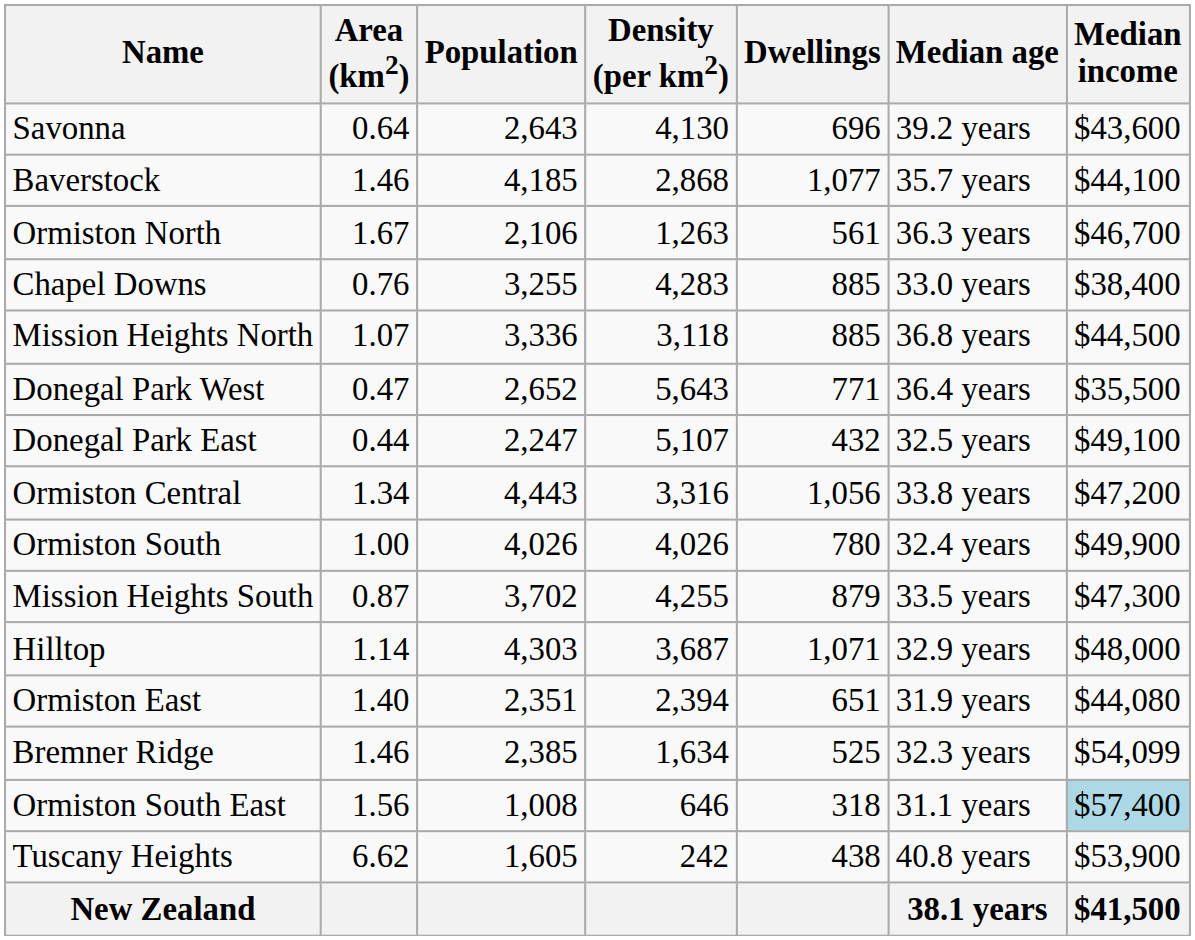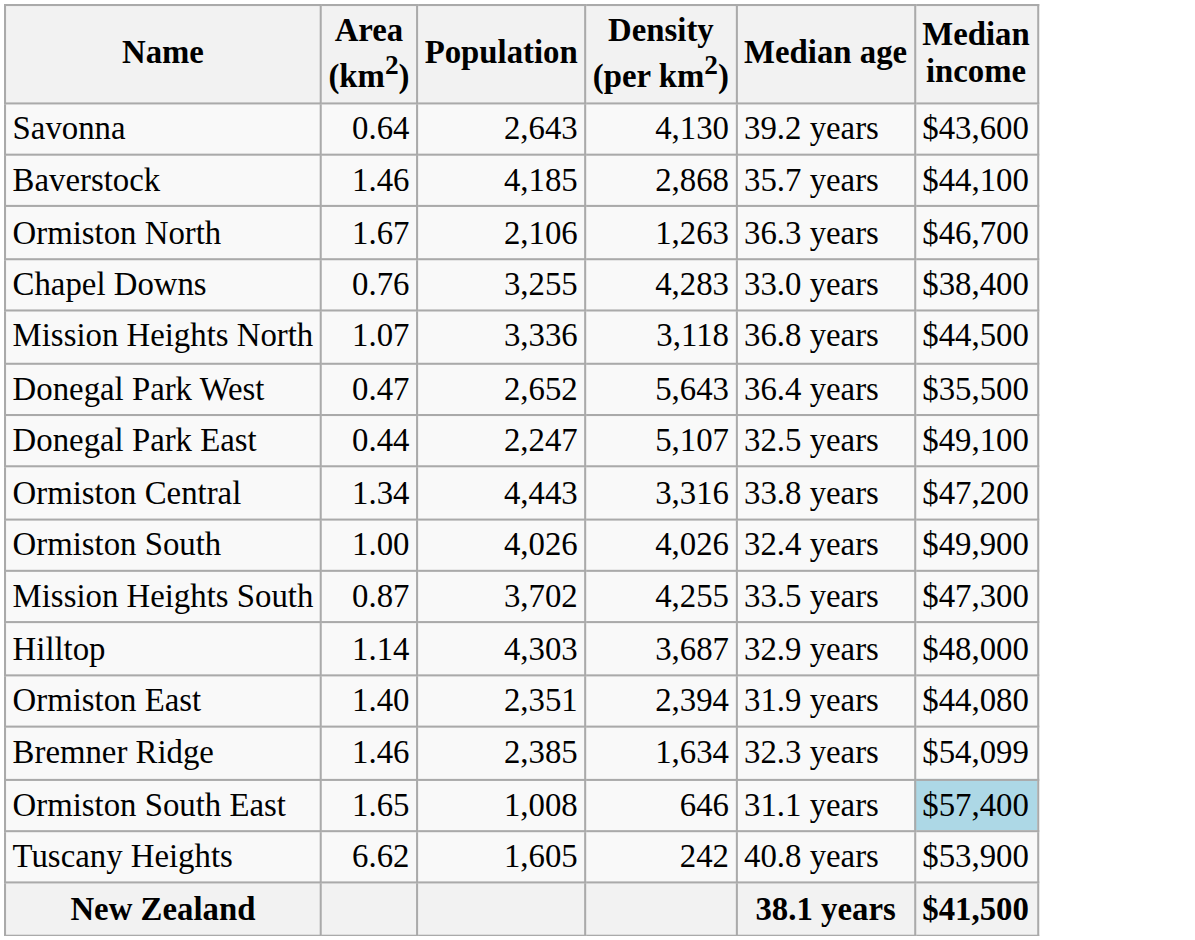- column: (812, 53)
(381, 804) 1.56 -> (381, 804) 1.65
